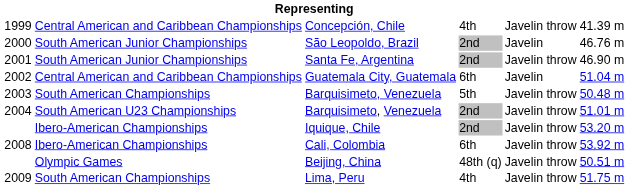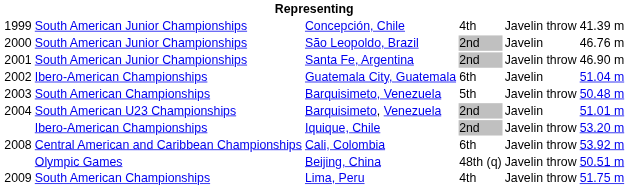(168, 26) Central American and Caribbean Championships -> (141, 26) South American Junior Championships
(168, 77) Central American and Caribbean Championships -> (121, 77) Ibero-American Championships
(541, 110) Javelin throw -> (524, 110) Javelin
(121, 144) Ibero-American Championships -> (168, 144) Central American and Caribbean Championships
